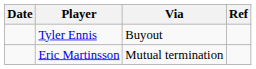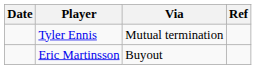(144, 34) Buyout -> (174, 34) Mutual termination
(174, 54) Mutual termination -> (144, 54) Buyout
